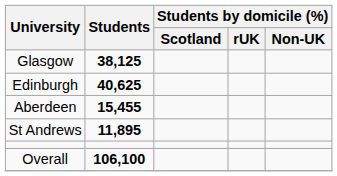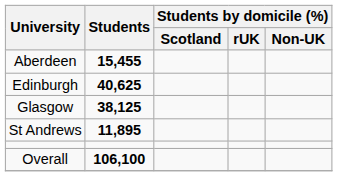rows swapped: (45, 107) <-> (45, 62)
